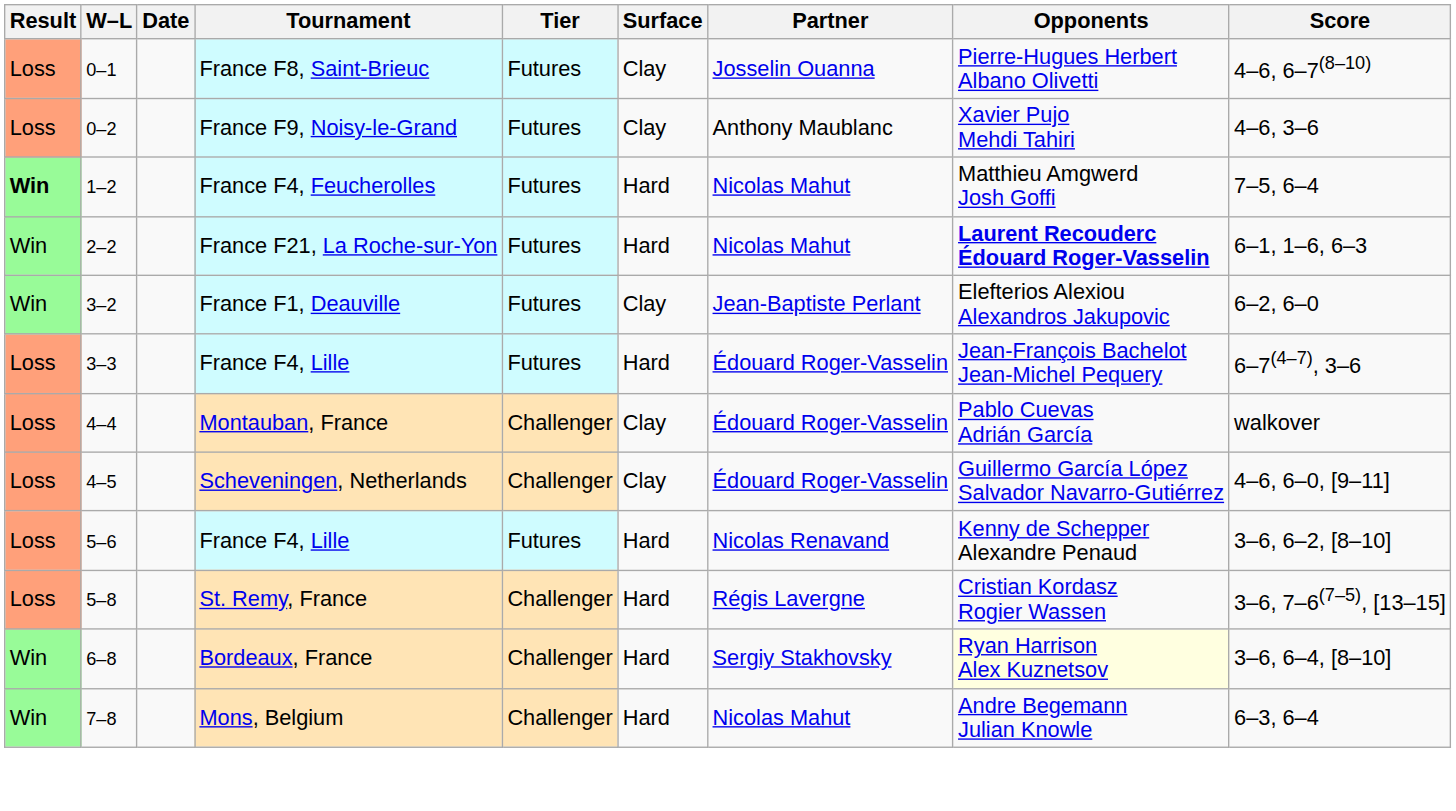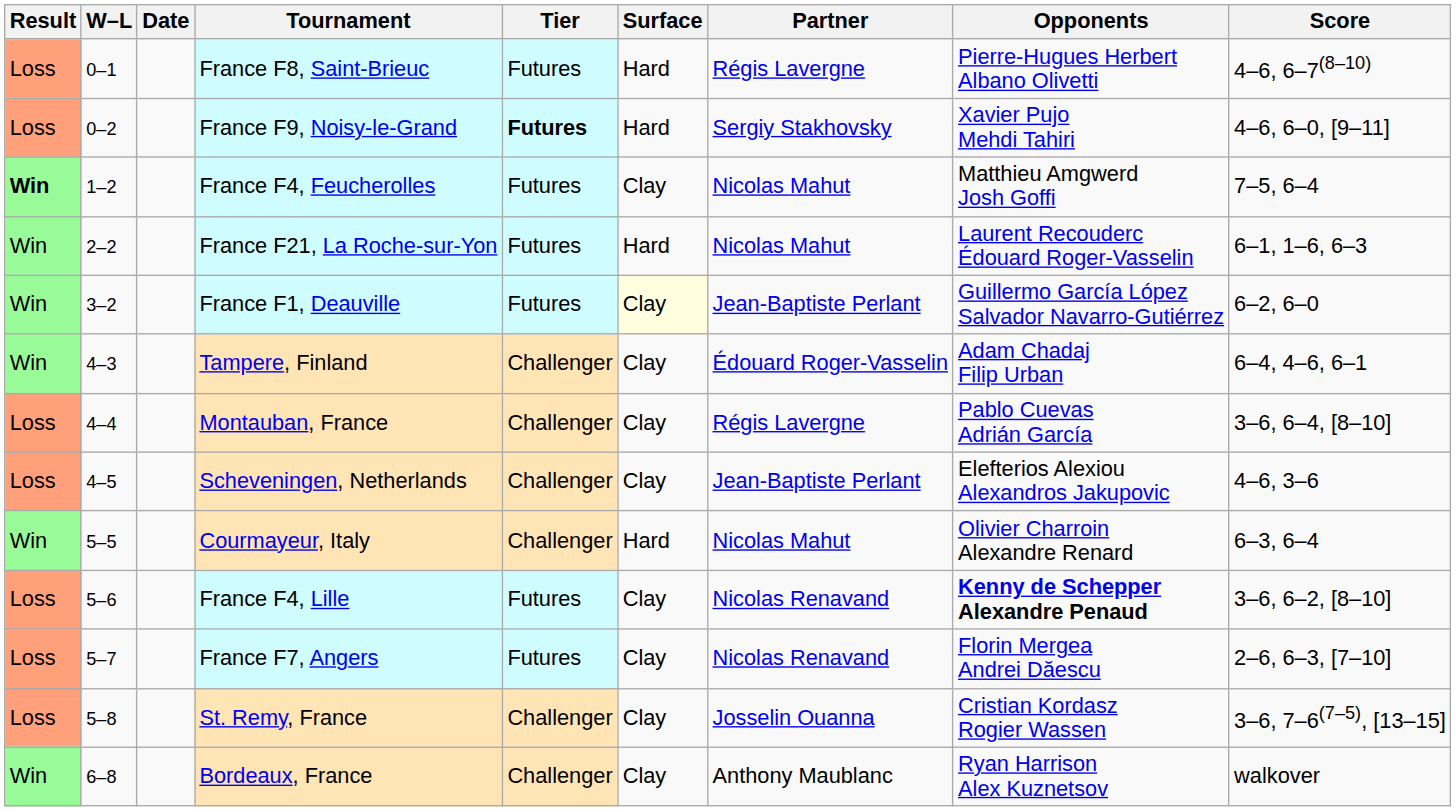(644, 68) Clay -> (646, 68) Hard
(794, 68) Josselin Ouanna -> (789, 68) Régis Lavergne
(544, 127) normal -> (547, 127) bold
(644, 127) Clay -> (646, 127) Hard
(803, 127) Anthony Maublanc -> (802, 127) Sergiy Stakhovsky
(1276, 127) 4–6, 3–6 -> (1312, 127) 4–6, 6–0, [9–11]
(646, 186) Hard -> (644, 186) Clay
(1084, 245) bold -> (1076, 245) normal
(644, 304) no background -> (644, 304) lightyellow background
(1064, 304) Elefterios Alexiou Alexandros Jakupovic -> (1091, 304) Guillermo García López Salvador Navarro-Gutiérrez
- row: (101, 364)
+ row: (101, 364)
(830, 422) Édouard Roger-Vasselin -> (789, 422) Régis Lavergne
(1277, 422) walkover -> (1313, 422) 3–6, 6–4, [8–10]
(830, 481) Édouard Roger-Vasselin -> (817, 481) Jean-Baptiste Perlant
(1091, 481) Guillermo García López Salvador Navarro-Gutiérrez -> (1064, 481) Elefterios Alexiou Alexandros Jakupovic
(1312, 481) 4–6, 6–0, [9–11] -> (1276, 481) 4–6, 3–6
+ row: (101, 541)
(646, 540) Hard -> (644, 599) Clay
(1054, 540) normal -> (1060, 599) bold
+ row: (101, 659)
(646, 599) Hard -> (644, 717) Clay
(789, 599) Régis Lavergne -> (794, 717) Josselin Ouanna
(646, 658) Hard -> (644, 776) Clay
(802, 658) Sergiy Stakhovsky -> (803, 776) Anthony Maublanc
(1033, 658) lightyellow background -> (1033, 776) no background
(1313, 658) 3–6, 6–4, [8–10] -> (1277, 776) walkover
- row: (101, 718)
